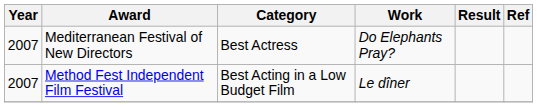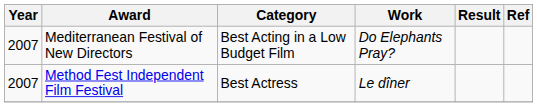(259, 45) Best Actress -> (283, 45) Best Acting in a Low Budget Film
(283, 83) Best Acting in a Low Budget Film -> (259, 83) Best Actress
